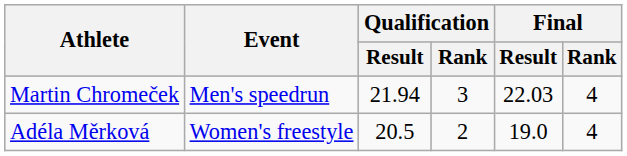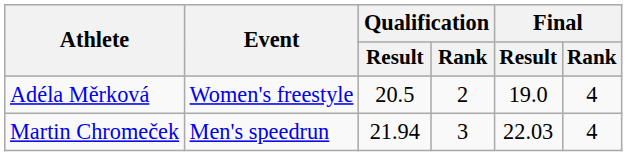rows swapped: (80, 131) <-> (95, 94)
